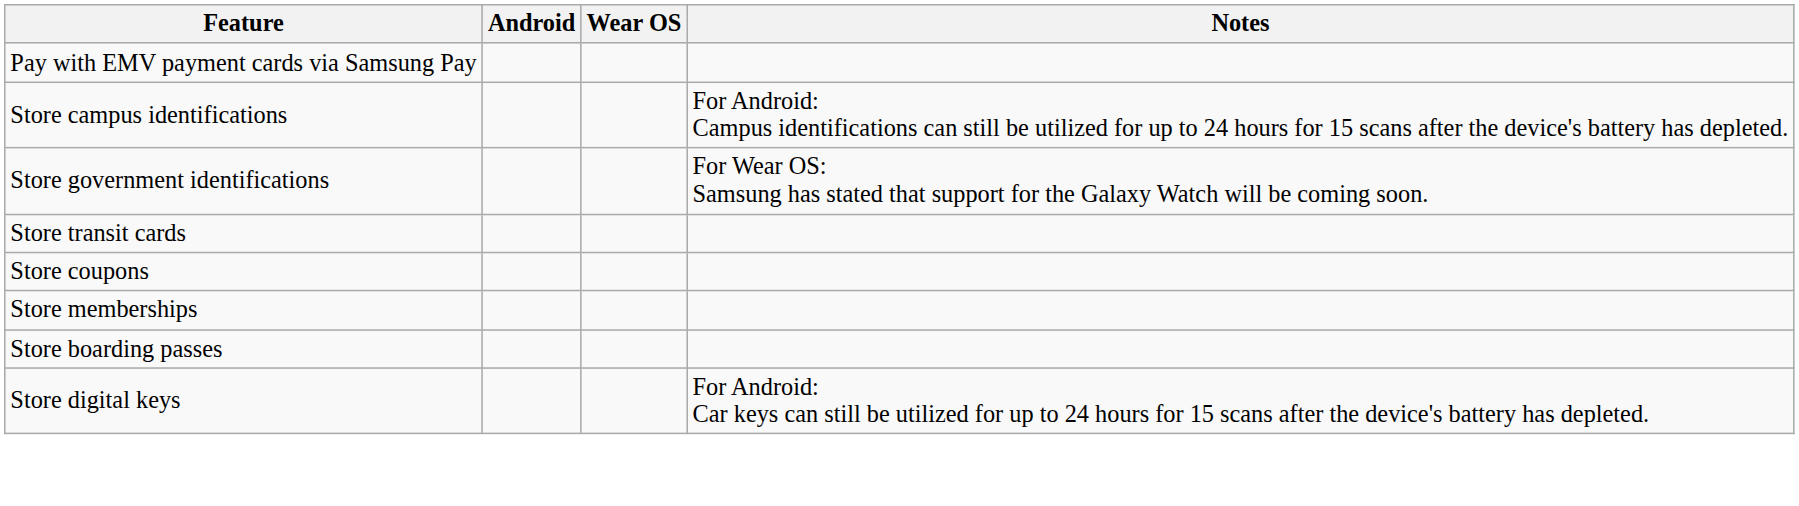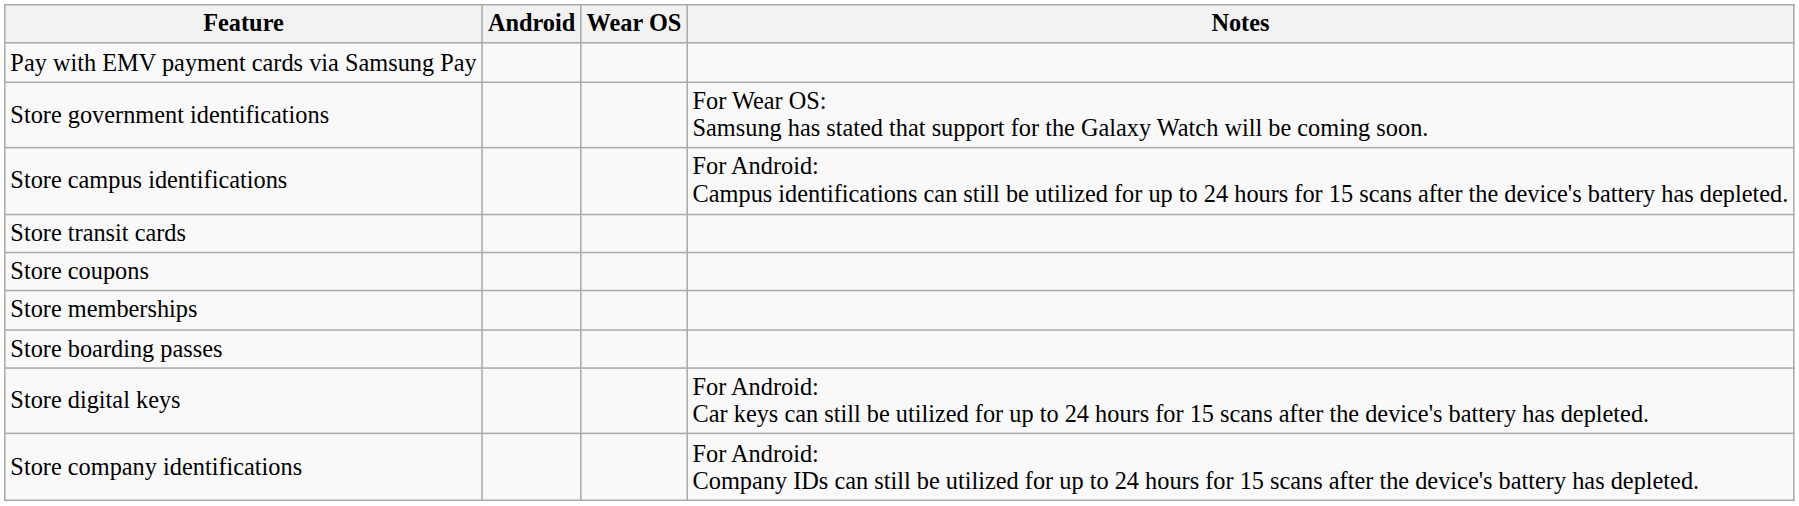rows swapped: (170, 180) <-> (149, 114)
+ row: (156, 466)
